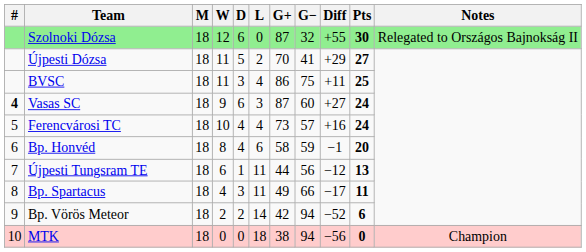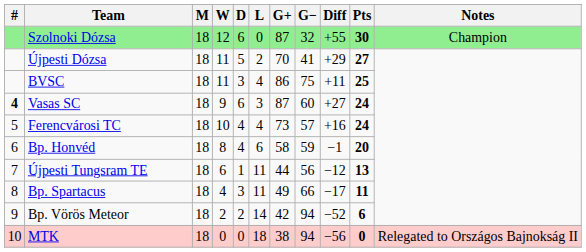(478, 37) Relegated to Országos Bajnokság II -> (478, 37) Champion
(478, 236) Champion -> (478, 236) Relegated to Országos Bajnokság II
